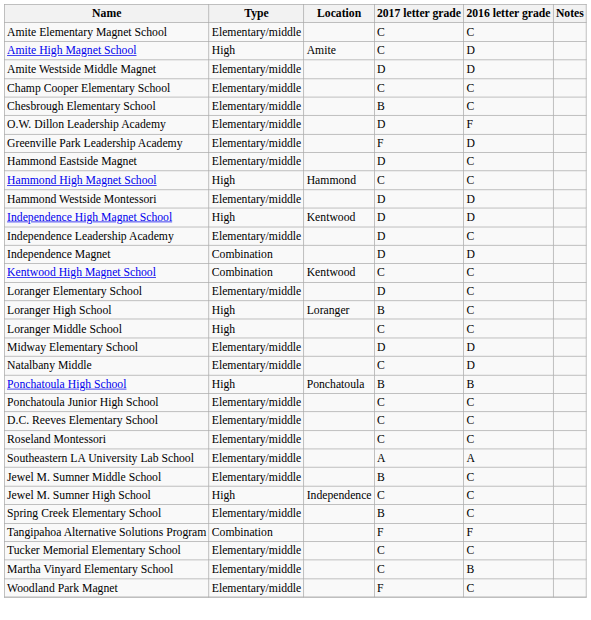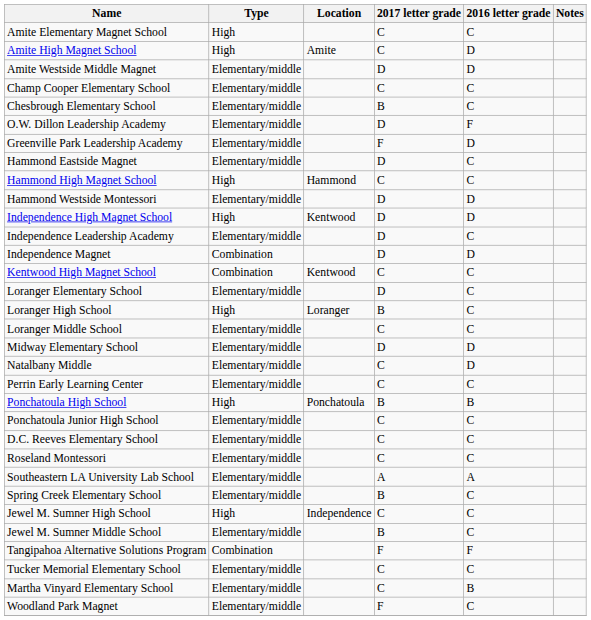(257, 32) Elementary/middle -> (223, 32) High
(223, 328) High -> (257, 328) Elementary/middle
+ row: (75, 384)
rows swapped: (84, 513) <-> (84, 476)
